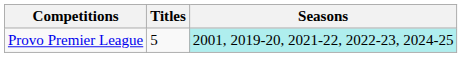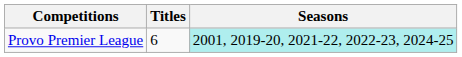(154, 40) 5 -> (154, 40) 6
